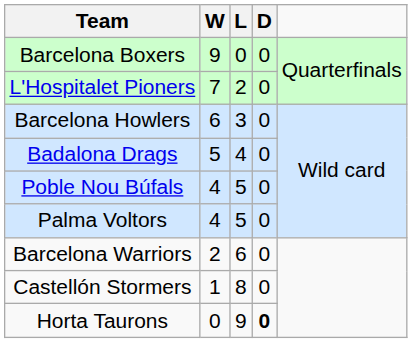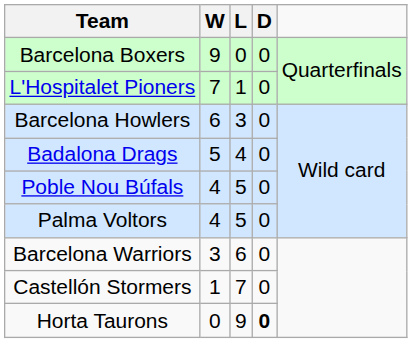(241, 87) 2 -> (241, 87) 1
(215, 253) 2 -> (215, 253) 3
(241, 287) 8 -> (241, 287) 7
